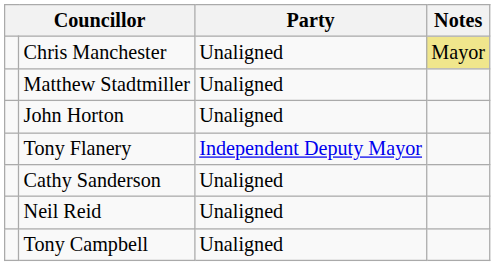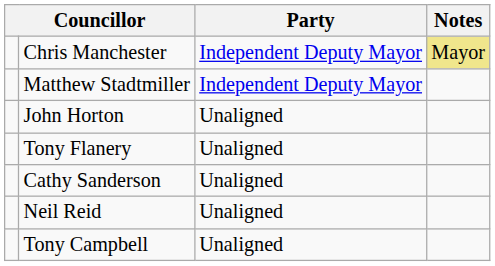(241, 52) Unaligned -> (311, 52) Independent Deputy Mayor
(241, 84) Unaligned -> (311, 84) Independent Deputy Mayor
(311, 148) Independent Deputy Mayor -> (241, 148) Unaligned
